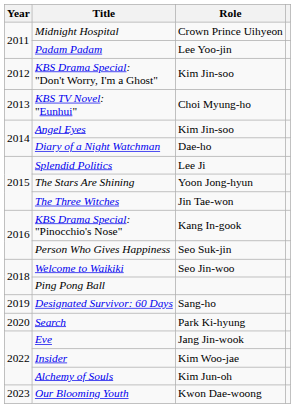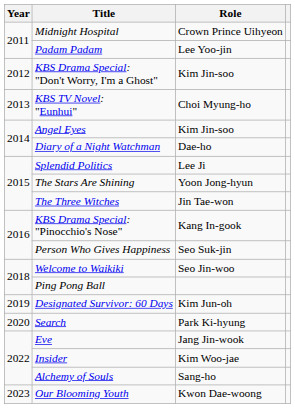(197, 304) Sang-ho -> (205, 304) Kim Jun-oh
(205, 376) Kim Jun-oh -> (197, 376) Sang-ho
